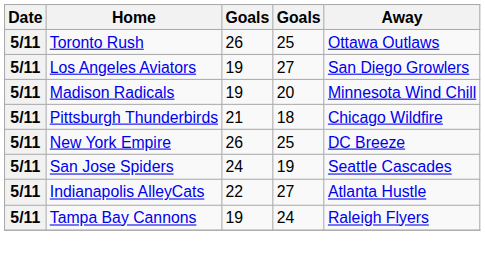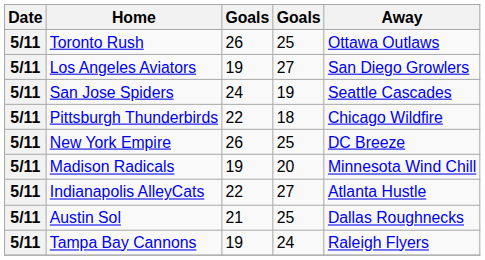rows swapped: (112, 92) <-> (112, 167)
(234, 117) 21 -> (234, 117) 22
+ row: (85, 217)
